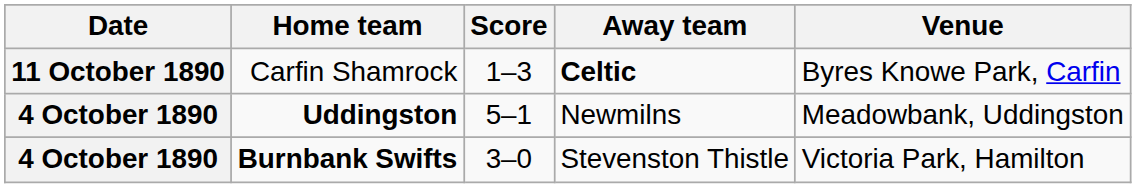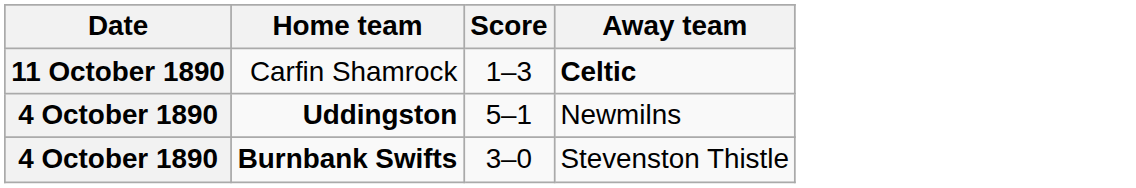- column: (963, 26)
